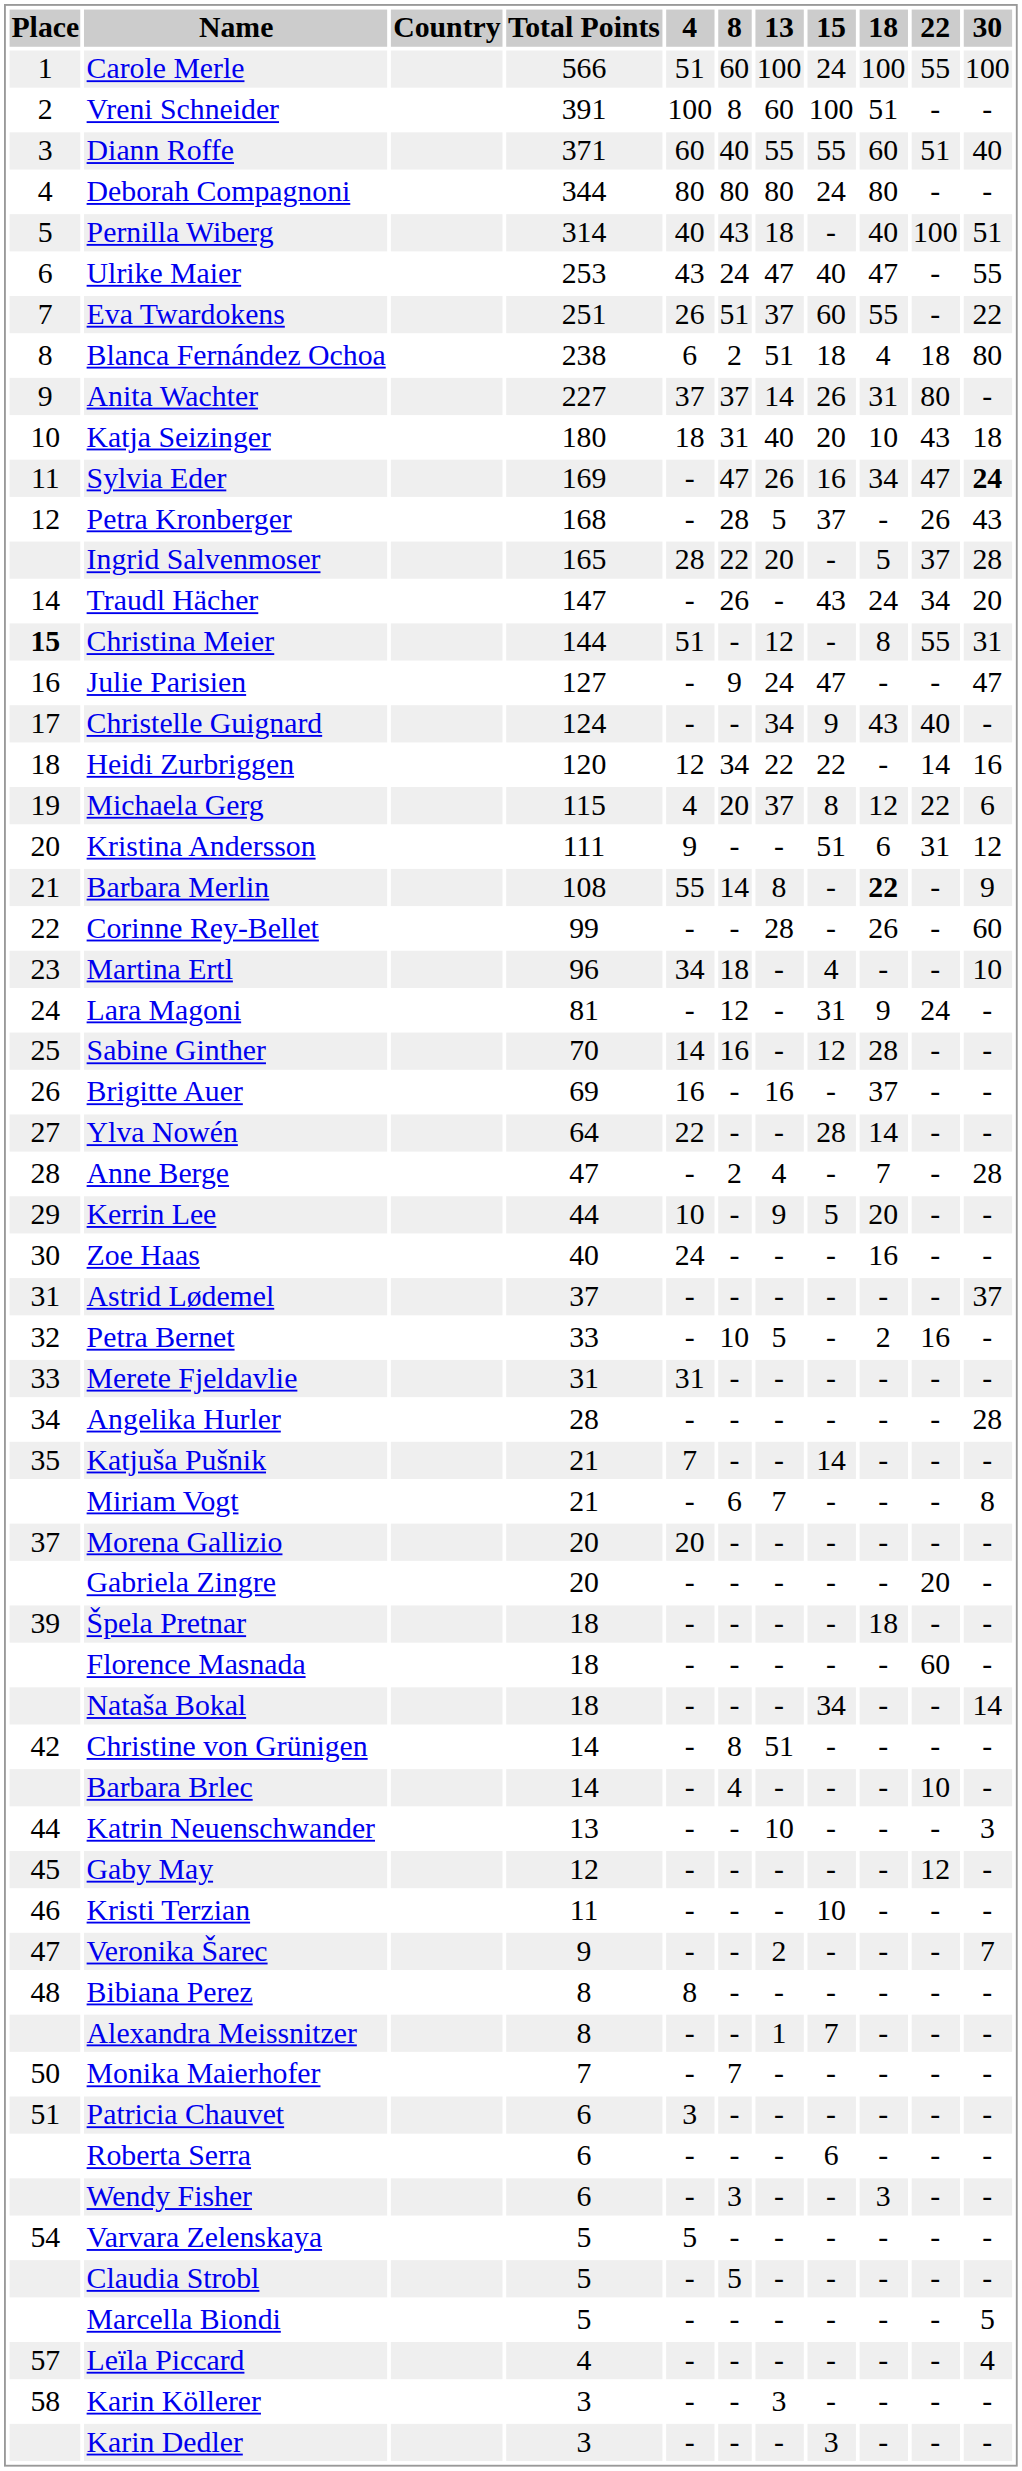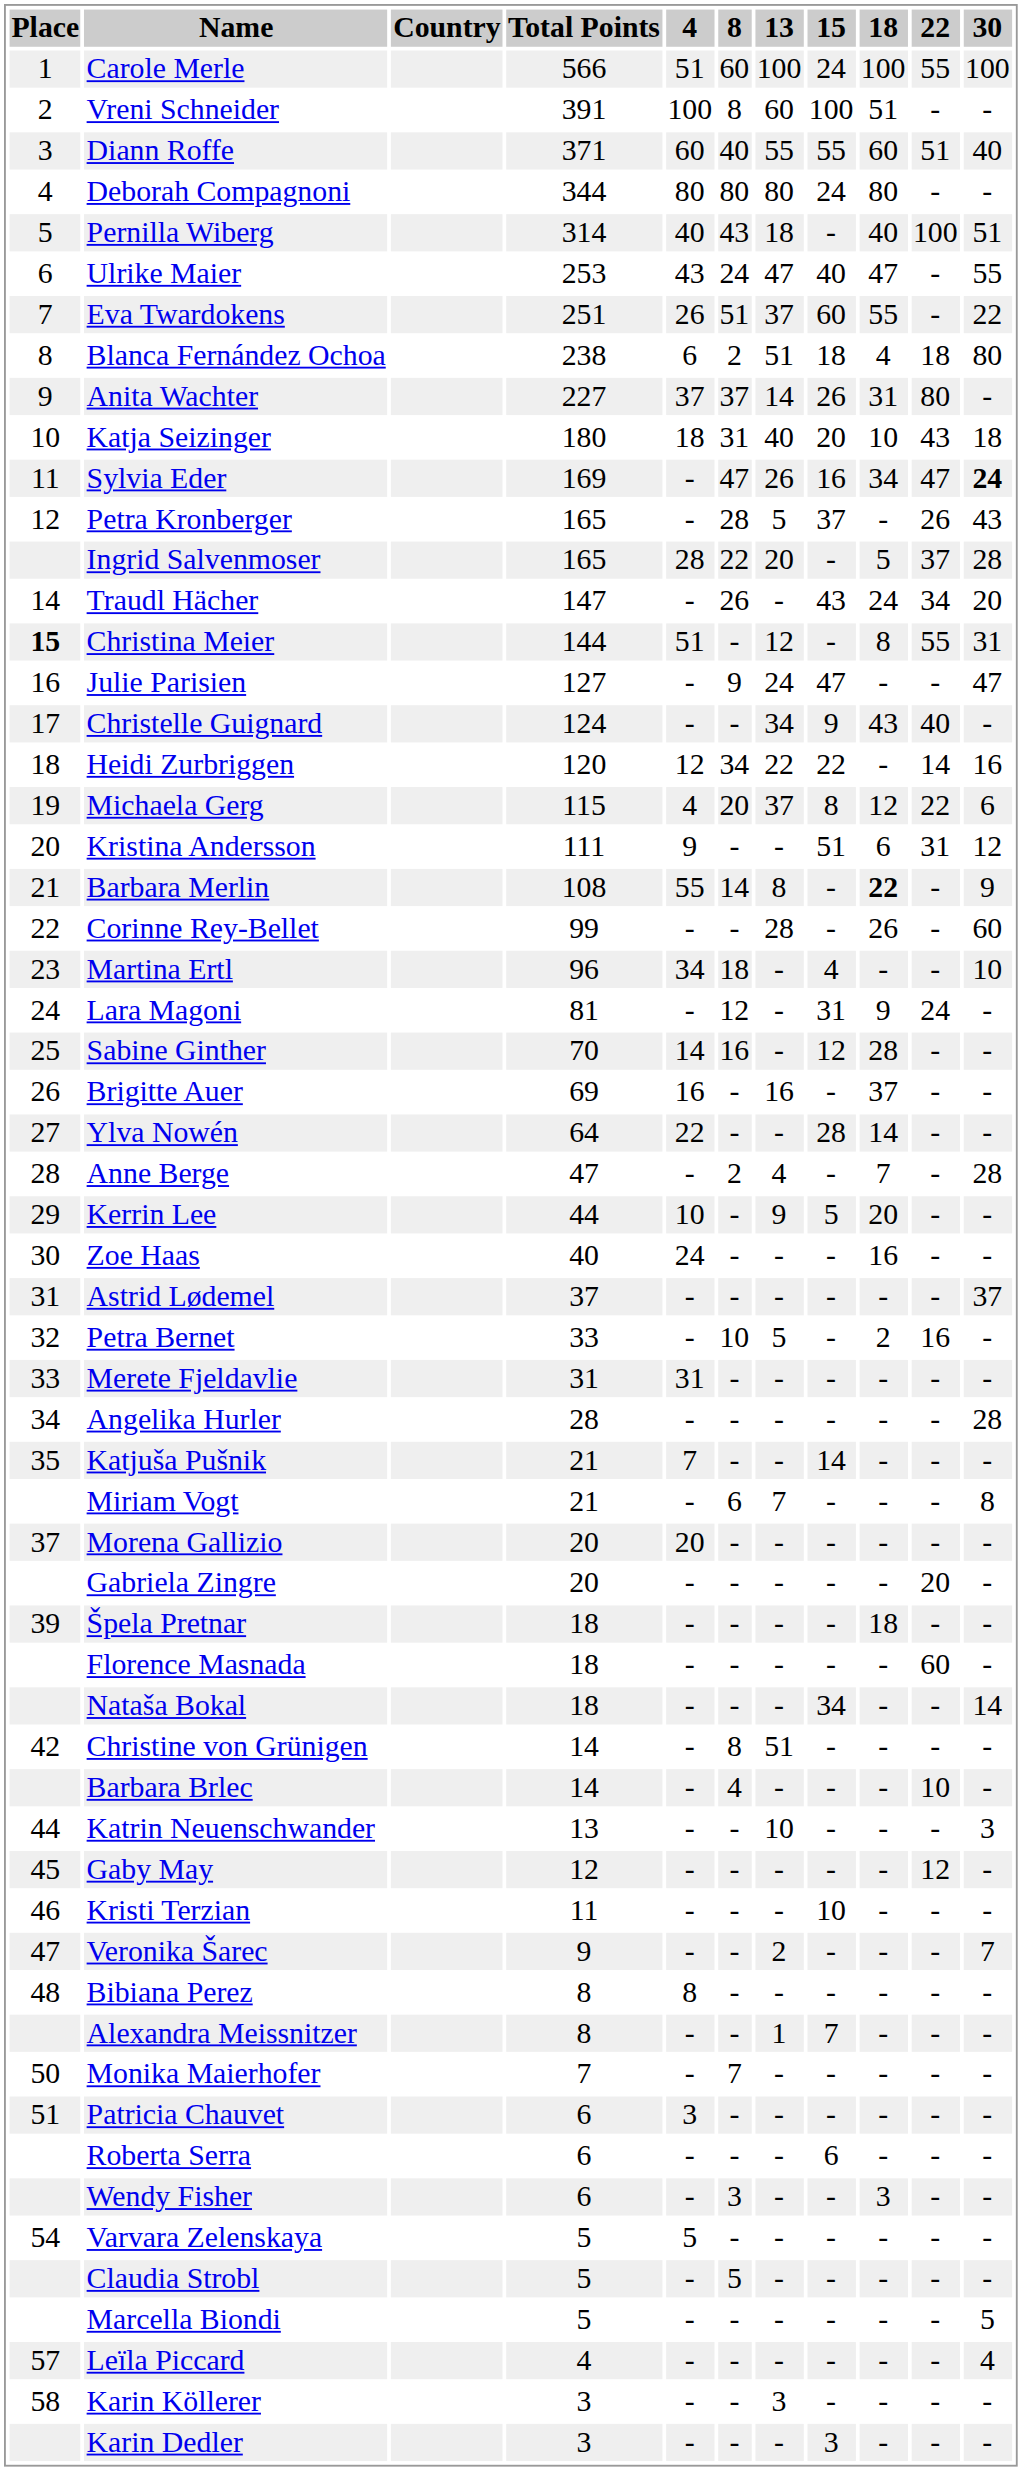(584, 518) 168 -> (584, 518) 165
